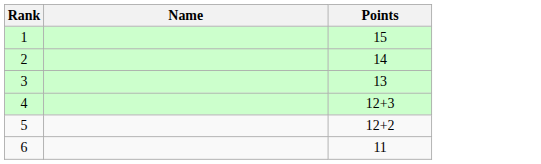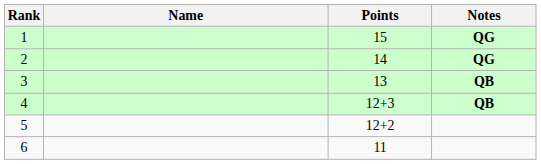+ column: (484, 15)
